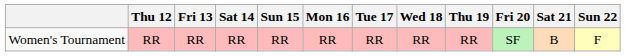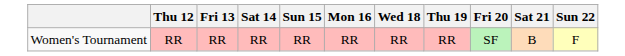- column: (375, 16)
